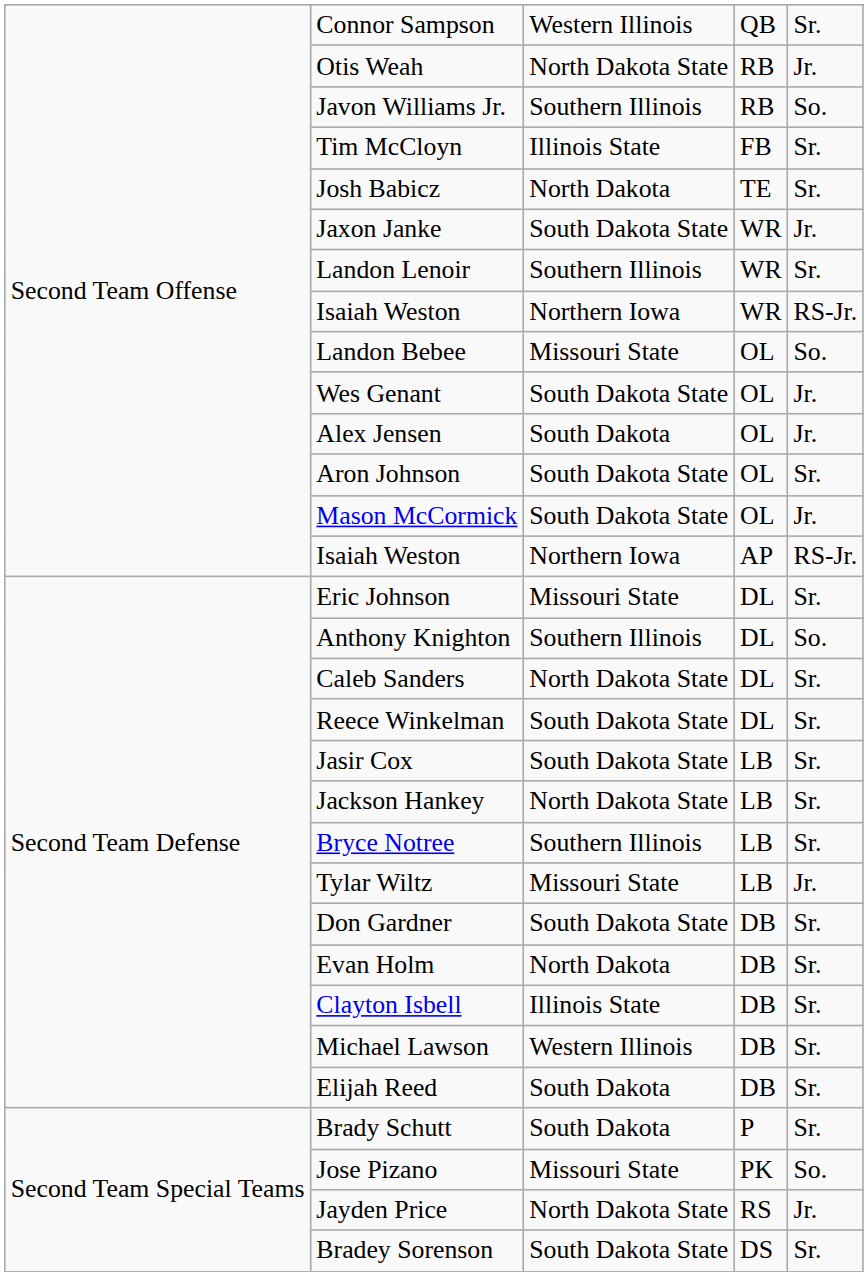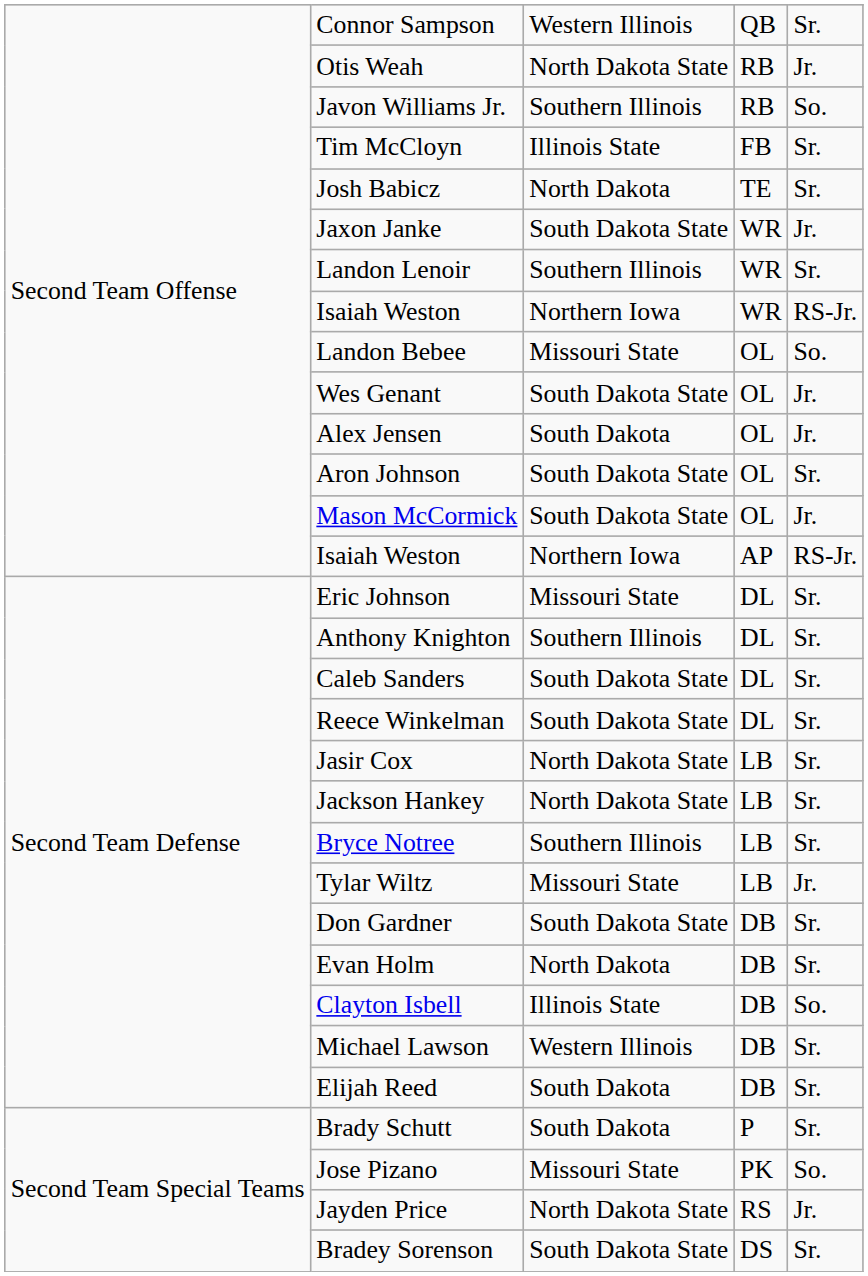(810, 637) So. -> (807, 637) Sr.
(629, 678) North Dakota State -> (629, 678) South Dakota State
(629, 760) South Dakota State -> (629, 760) North Dakota State
(807, 1005) Sr. -> (810, 1005) So.
